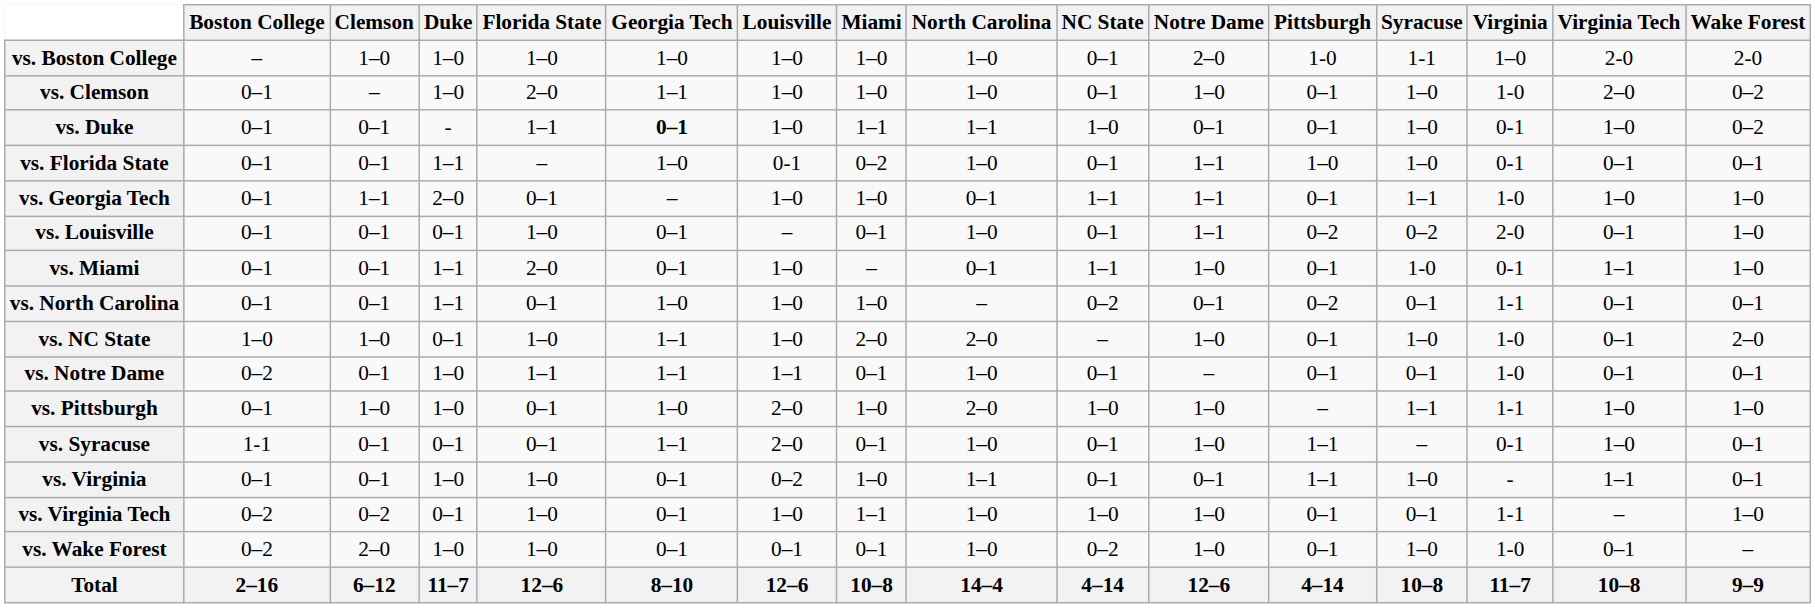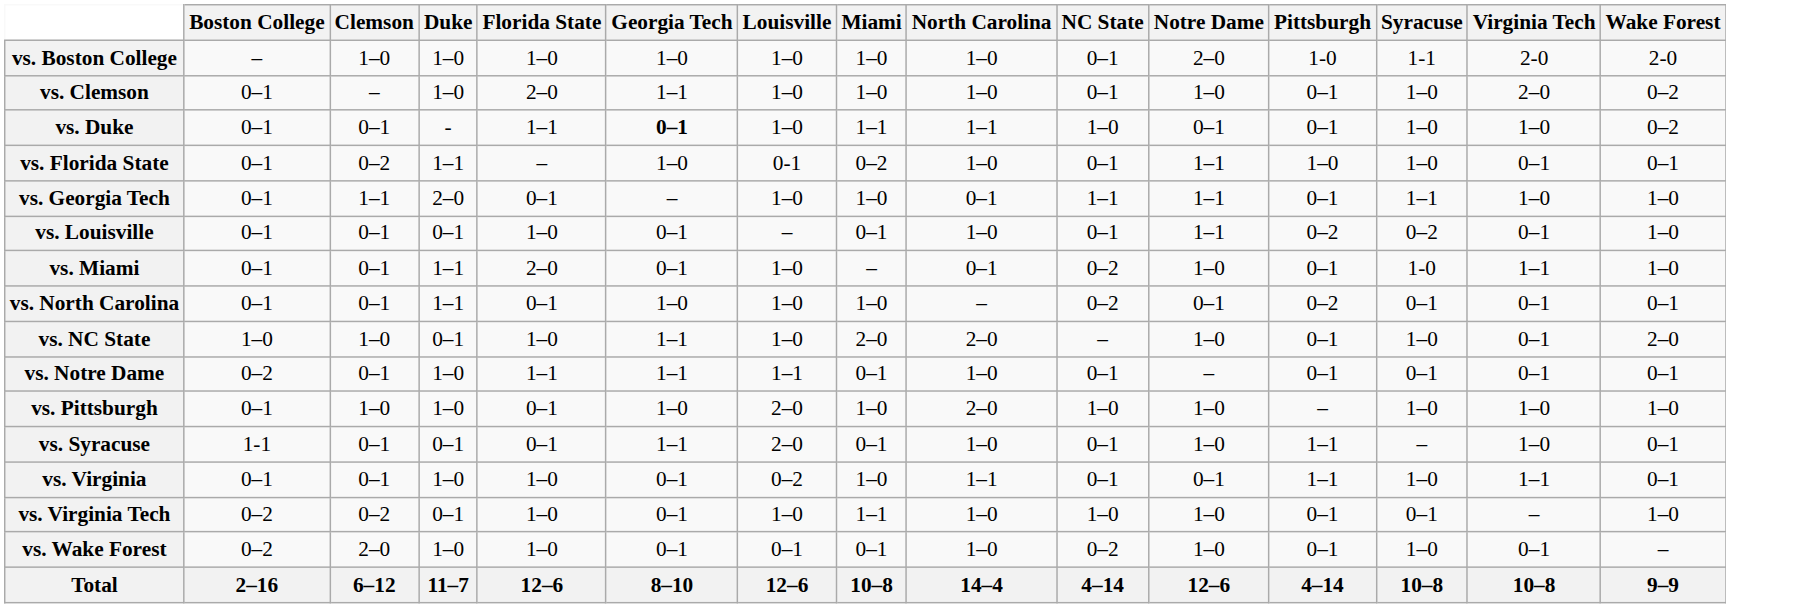- column: (1510, 22)
(374, 163) 0–1 -> (374, 163) 0–2
(1103, 268) 1–1 -> (1103, 268) 0–2
(1422, 409) 1–1 -> (1422, 409) 1–0
